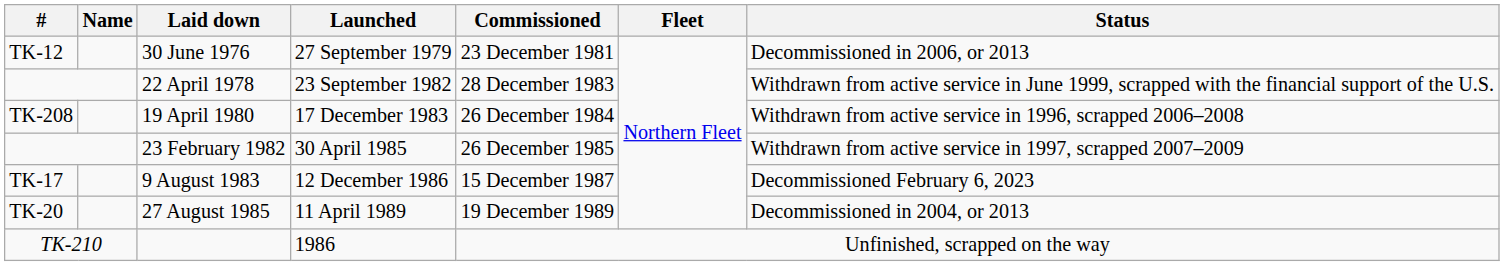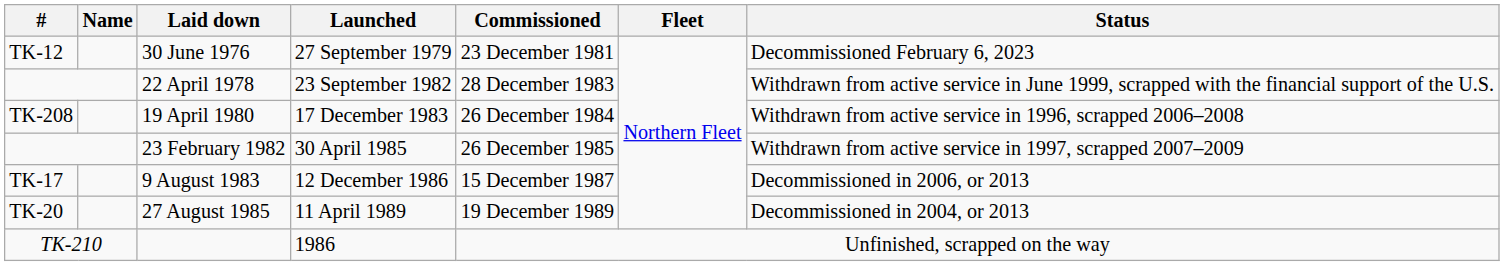(890, 52) Decommissioned in 2006, or 2013 -> (893, 52) Decommissioned February 6, 2023
(893, 180) Decommissioned February 6, 2023 -> (890, 180) Decommissioned in 2006, or 2013
